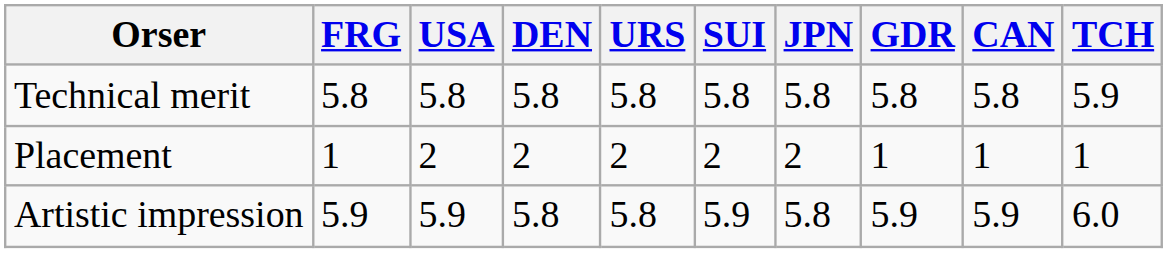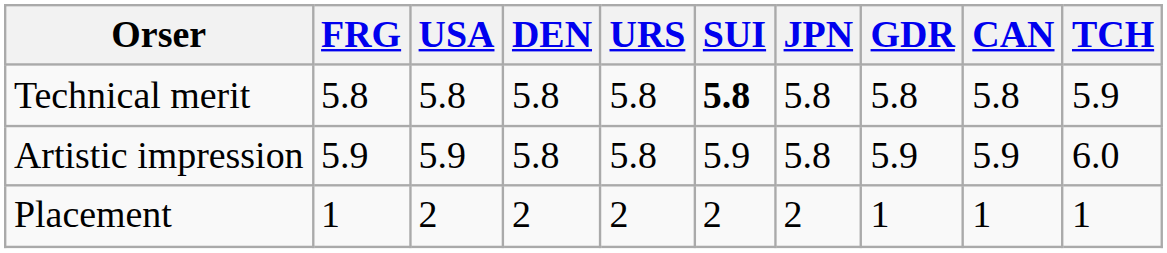(727, 94) normal -> (727, 94) bold
rows swapped: (159, 214) <-> (93, 154)
